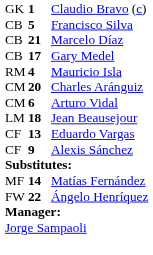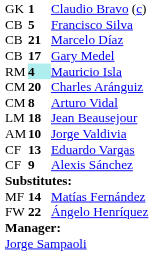(31, 71) no background -> (31, 71) paleturquoise background
(31, 102) 6 -> (31, 102) 8
+ row: (89, 133)
